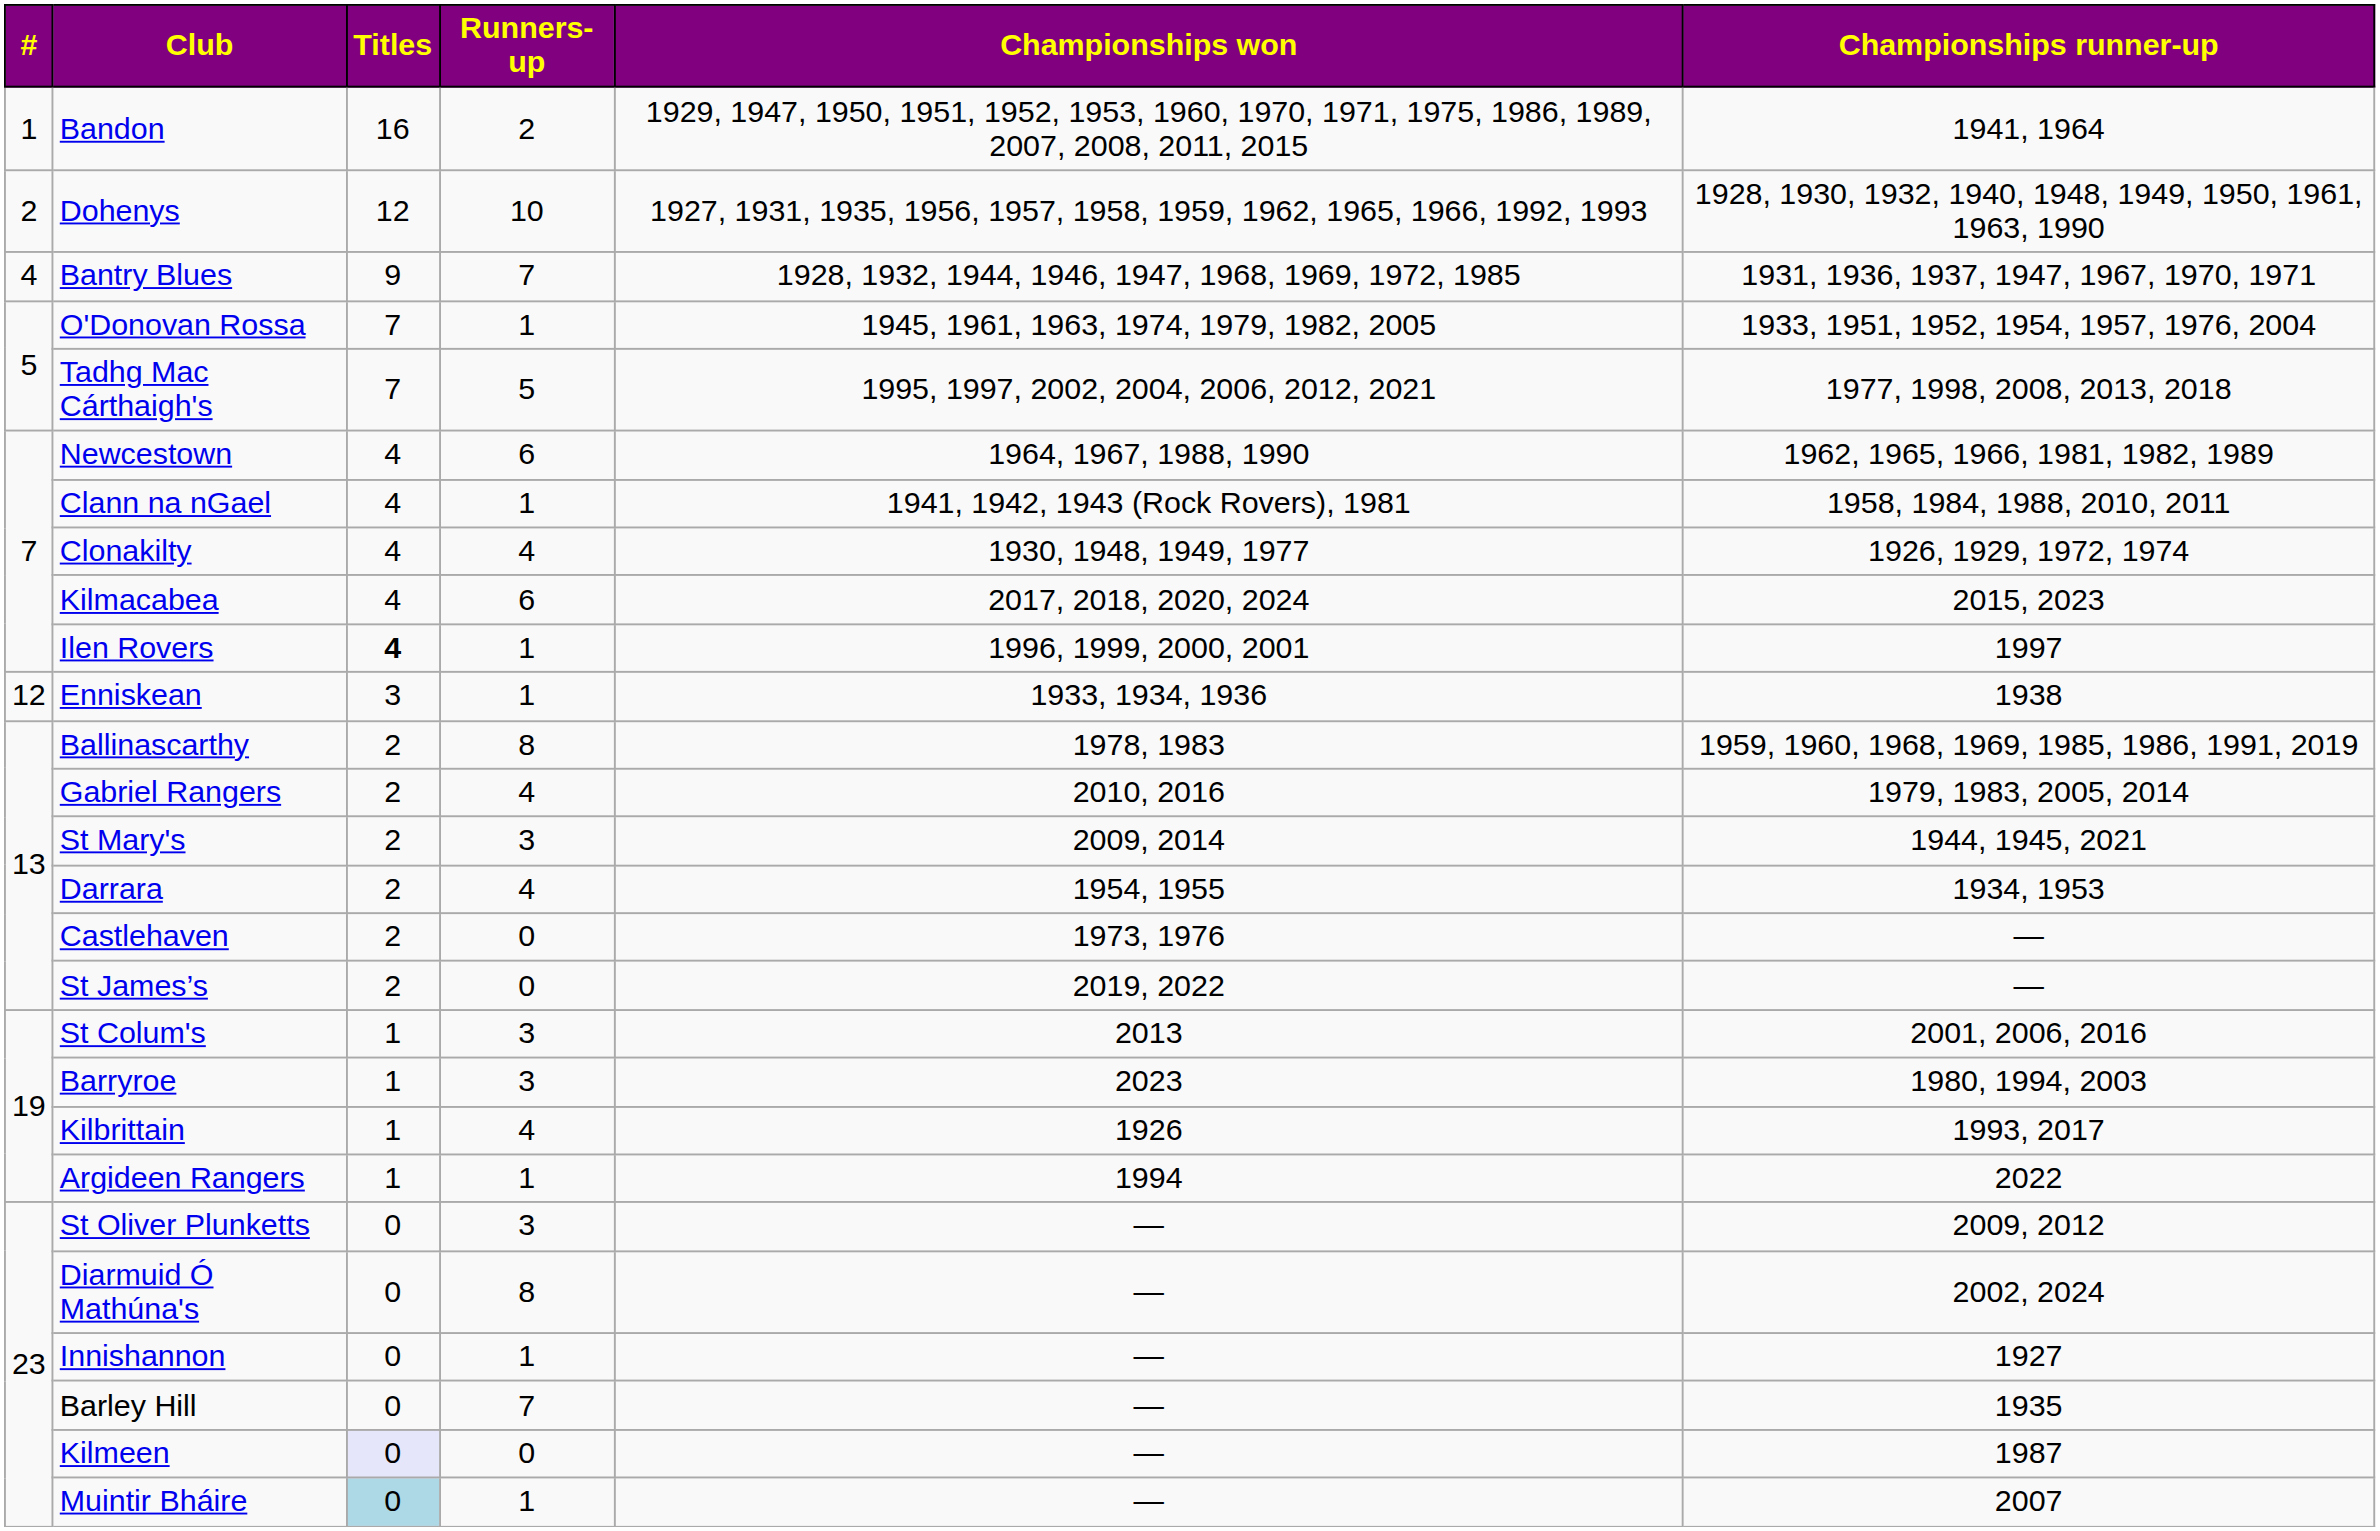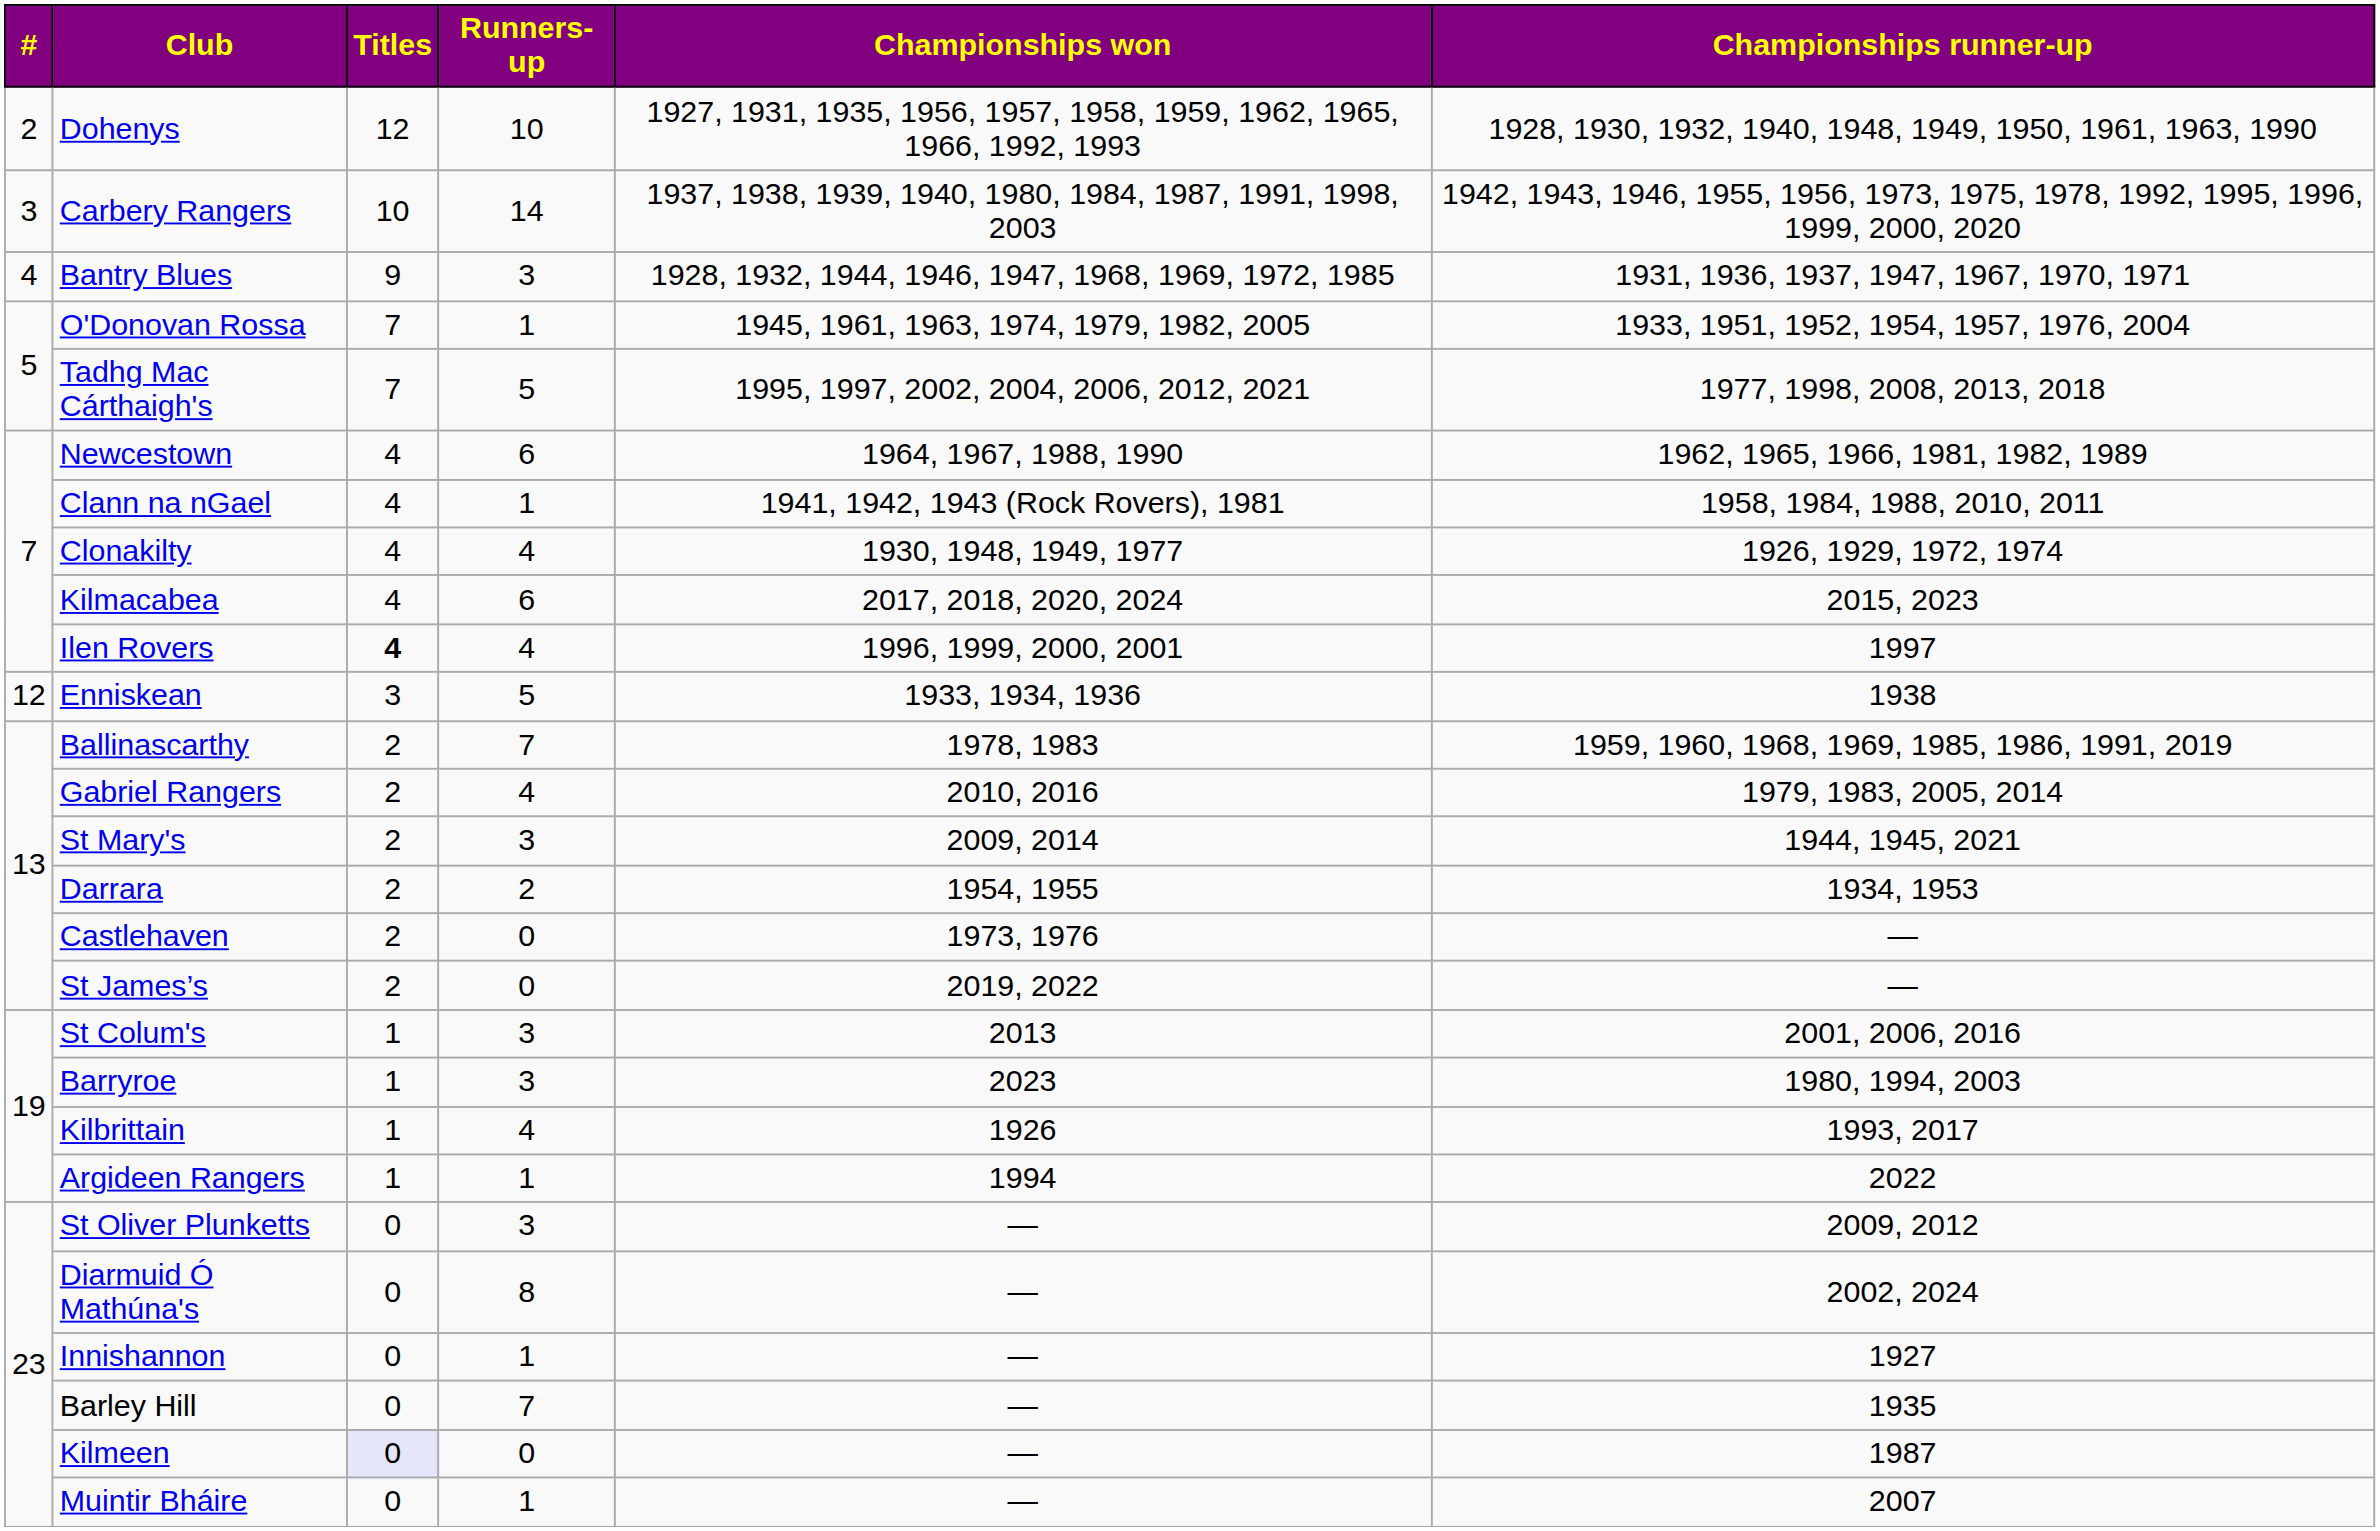- row: (112, 128)
+ row: (176, 210)
(527, 275) 7 -> (527, 275) 3
(527, 647) 1 -> (527, 647) 4
(527, 695) 1 -> (527, 695) 5
(527, 743) 8 -> (527, 743) 7
(527, 888) 4 -> (527, 888) 2
(393, 1501) lightblue background -> (393, 1501) no background
